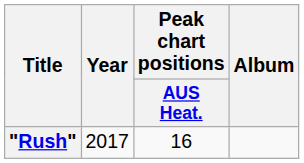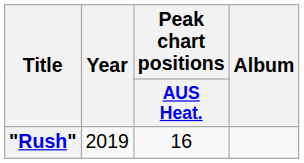(107, 142) 2017 -> (107, 142) 2019
